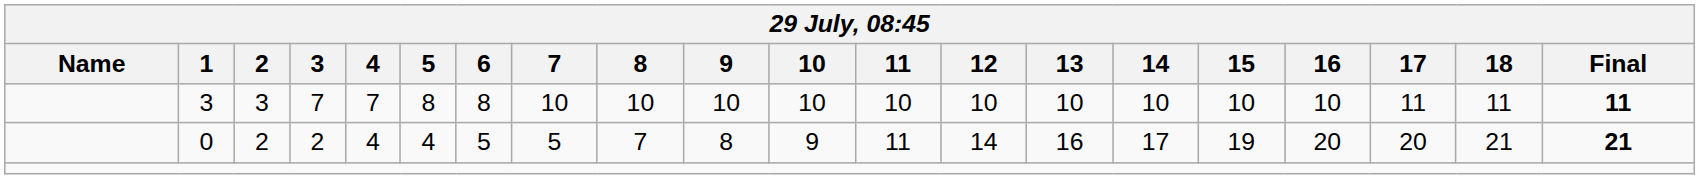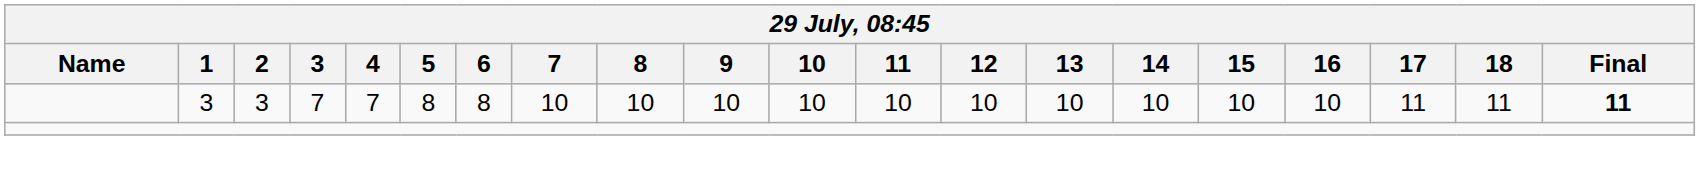- row: (206, 142)
